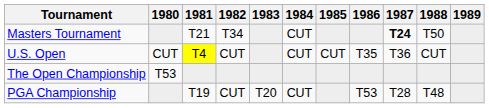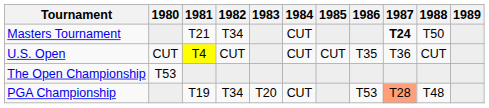(232, 93) CUT -> (232, 93) T34
(400, 93) no background -> (400, 93) lightsalmon background
